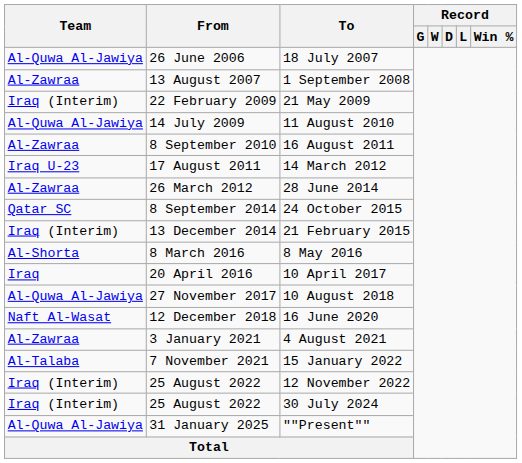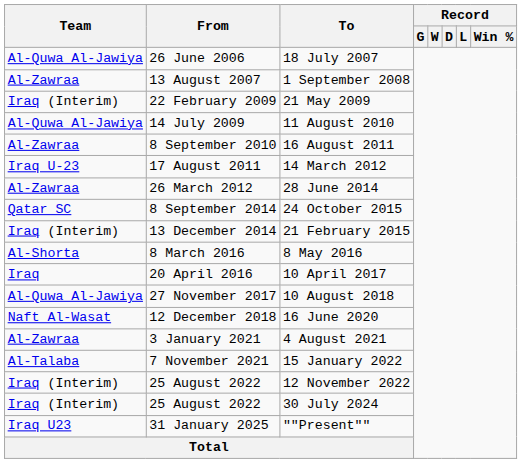(75, 426) Al-Quwa Al-Jawiya -> (40, 426) Iraq U23
